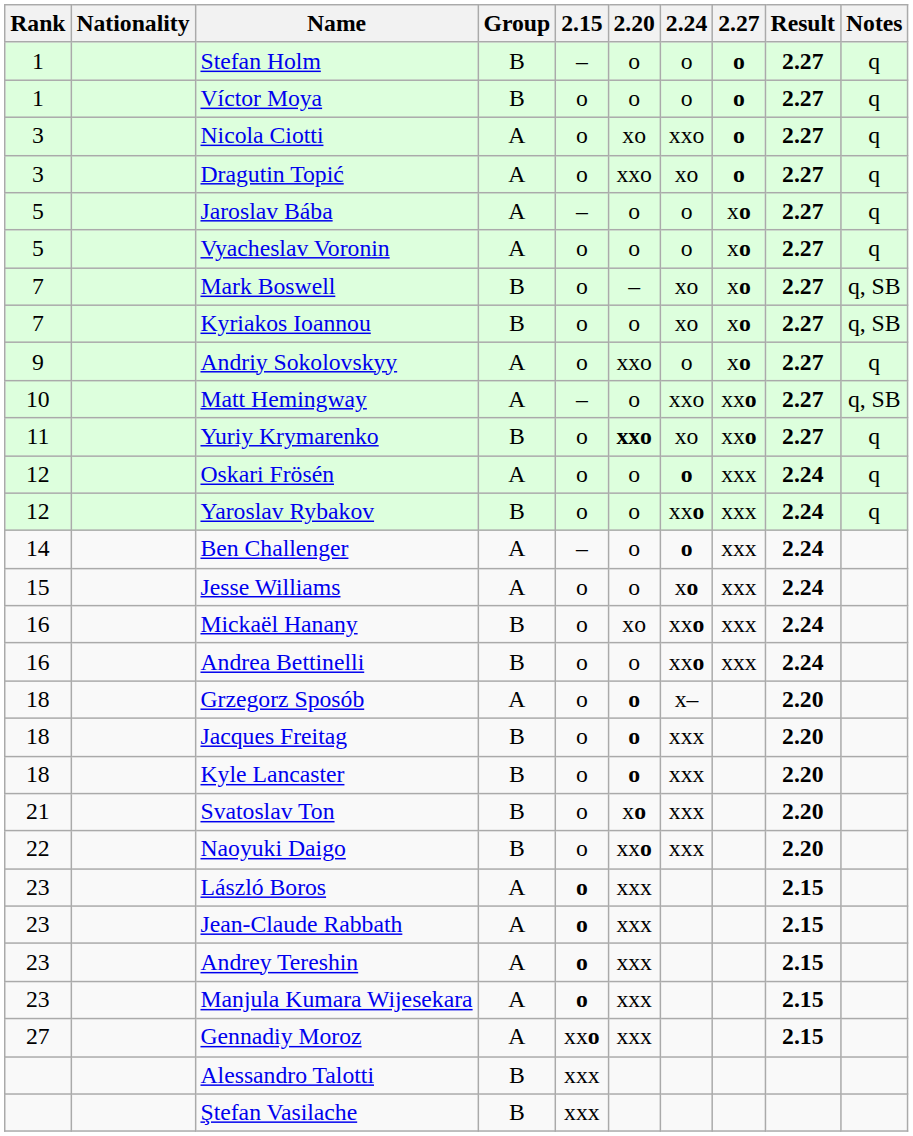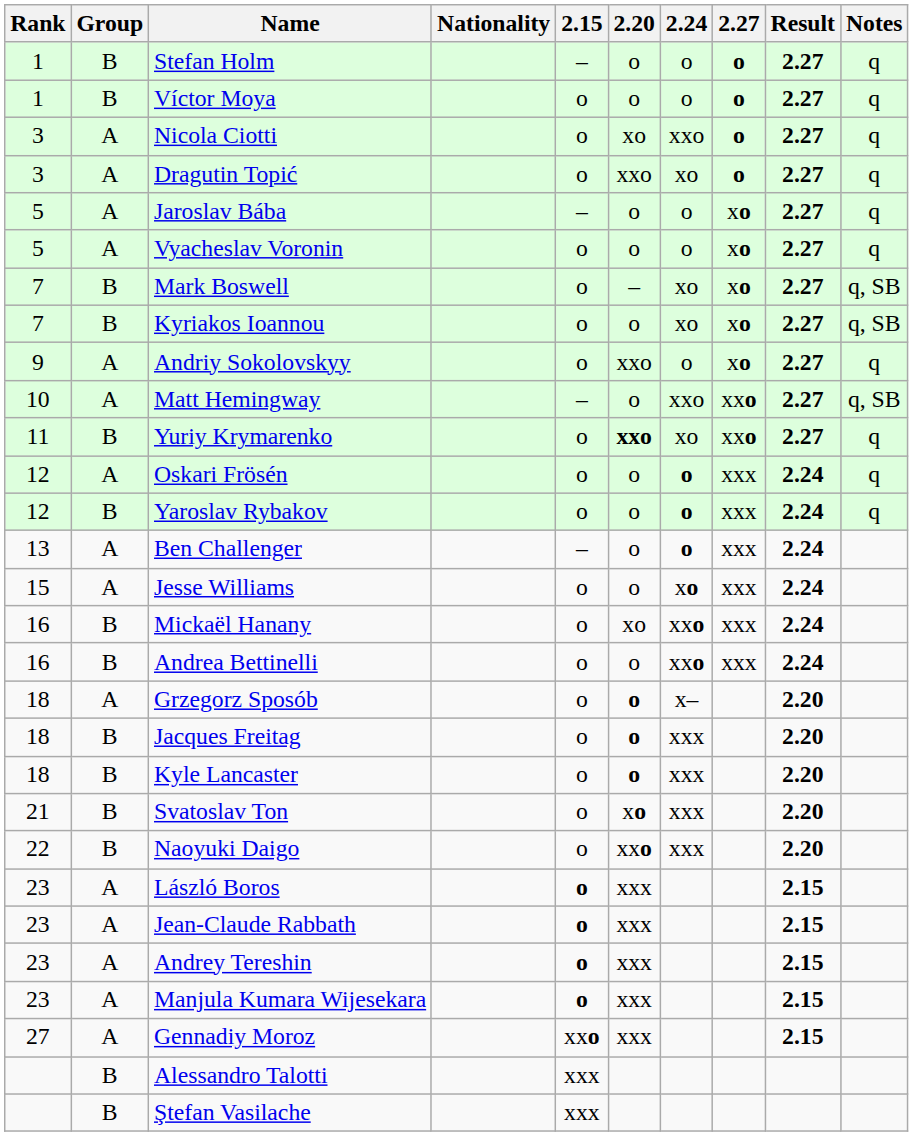columns swapped: (517, 23) <-> (133, 23)
(687, 511) xxo -> (687, 511) o
(38, 549) 14 -> (38, 549) 13
